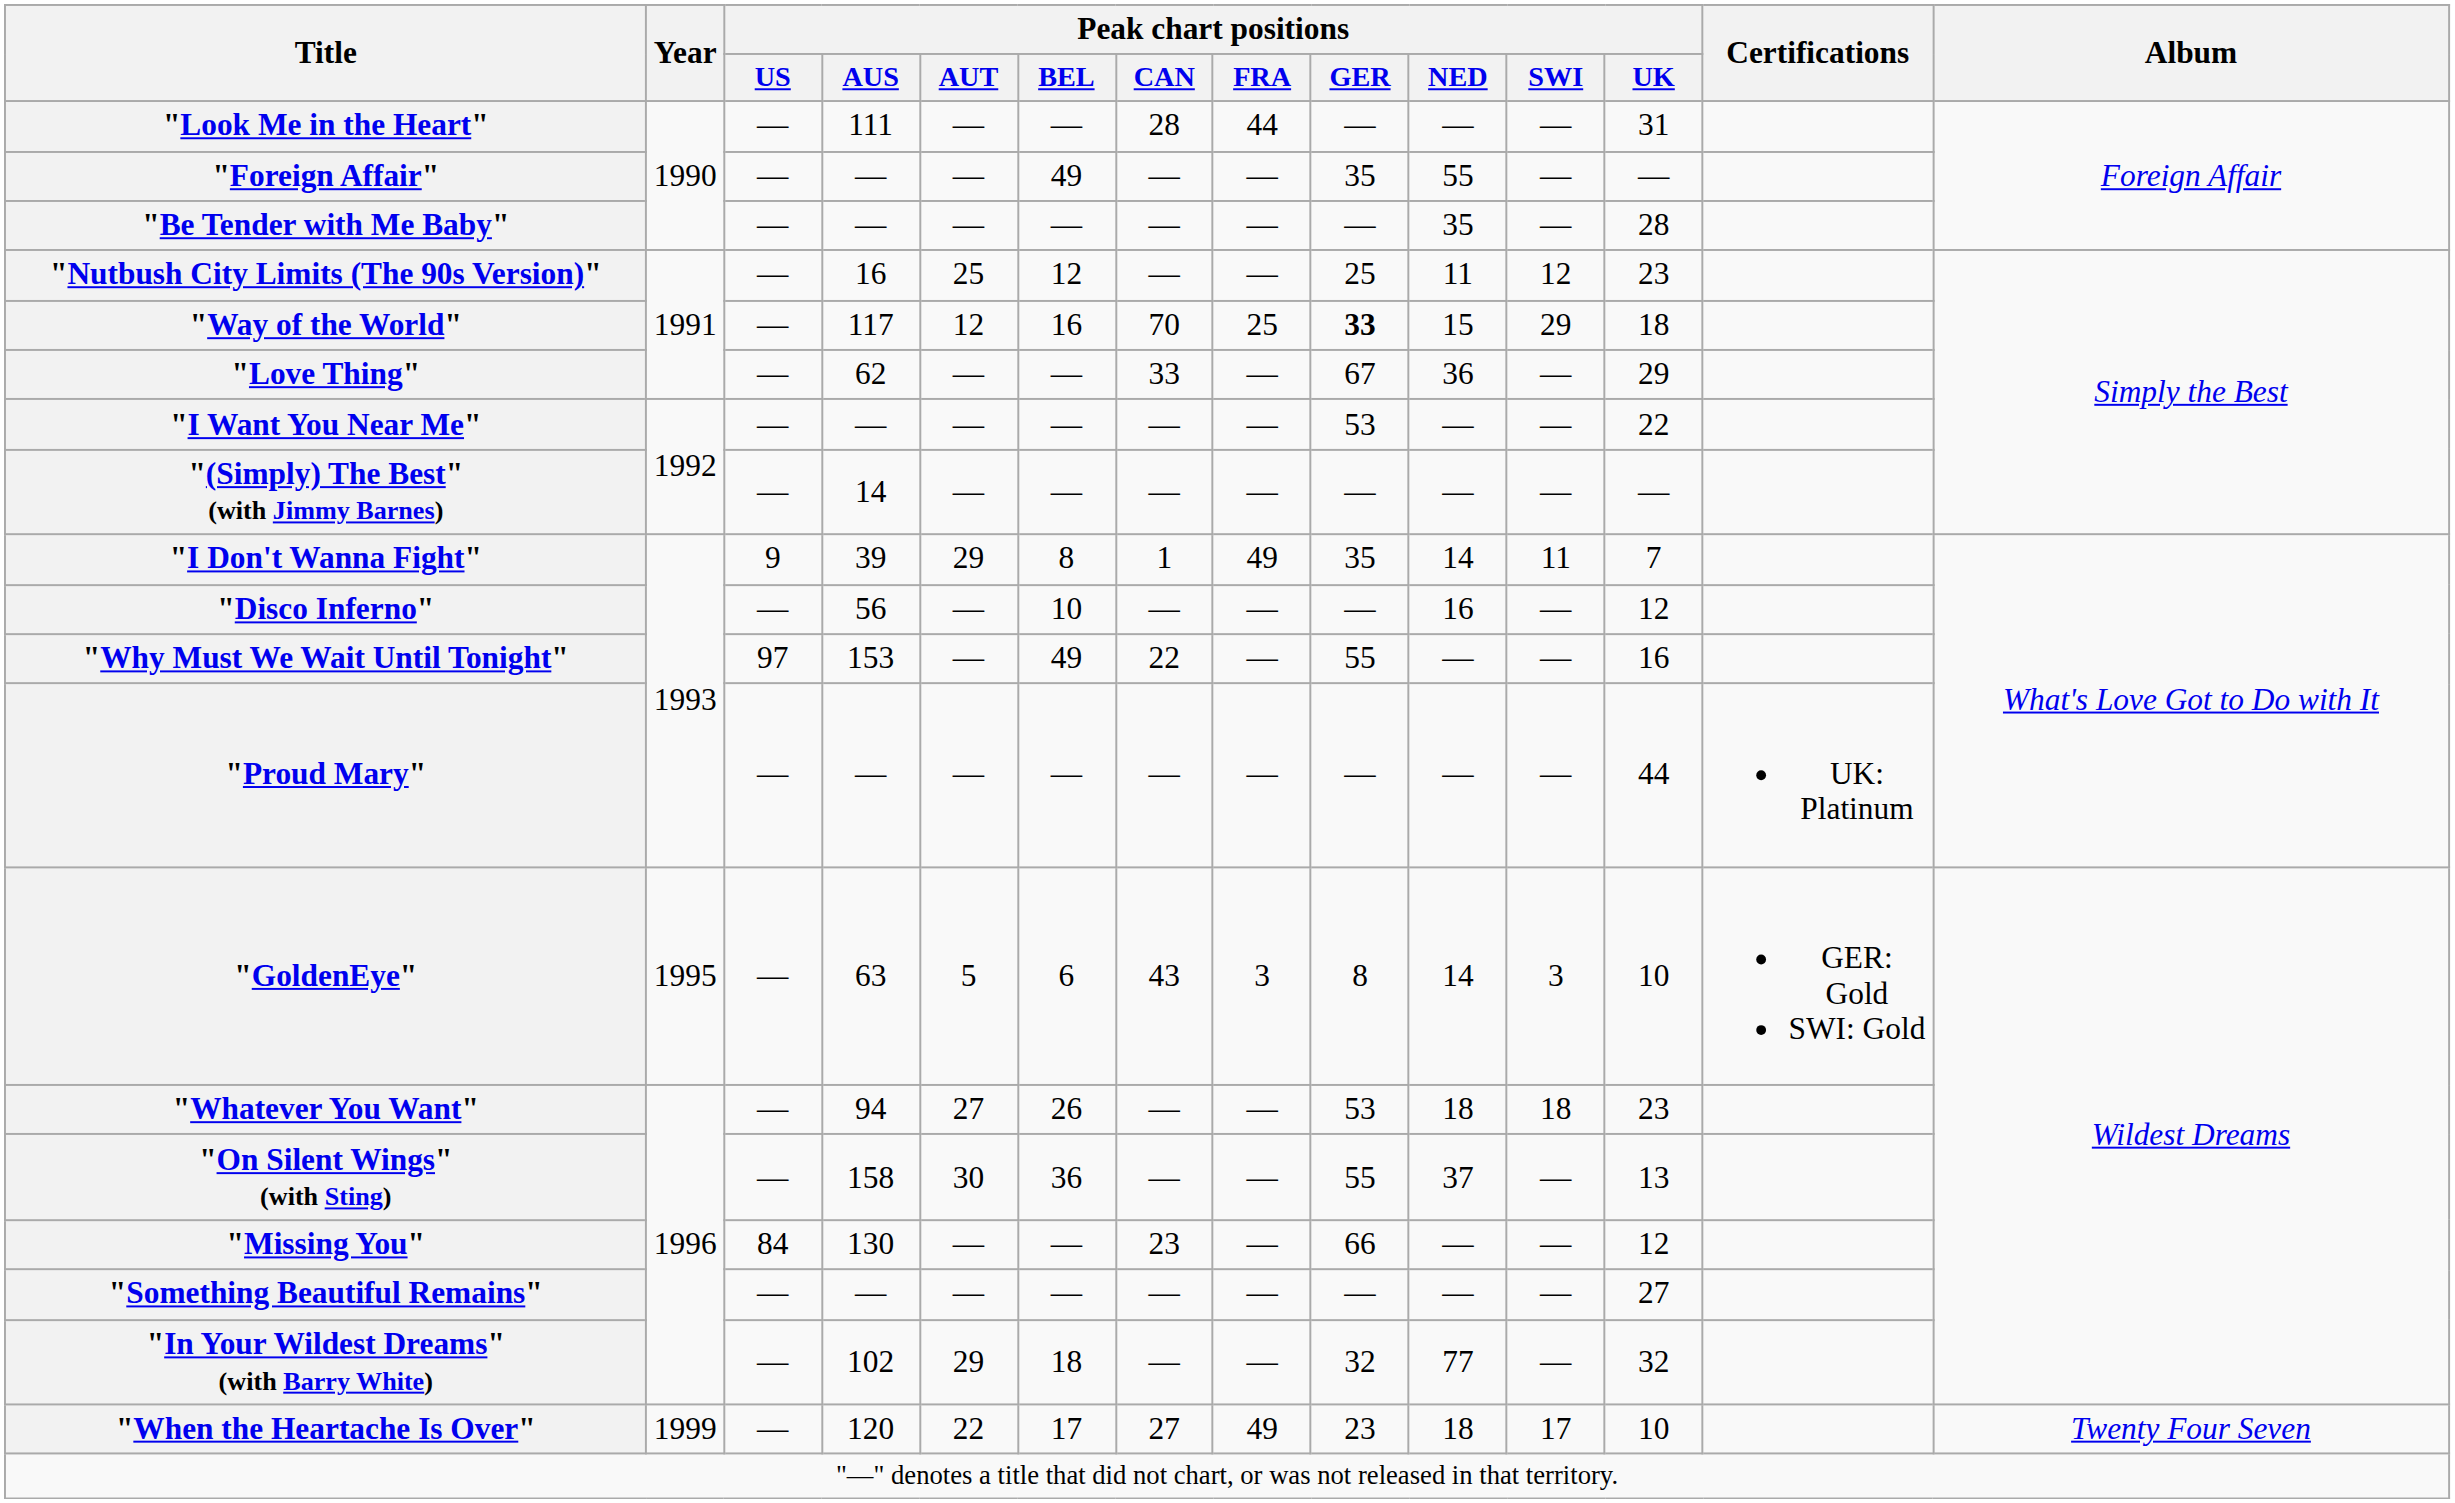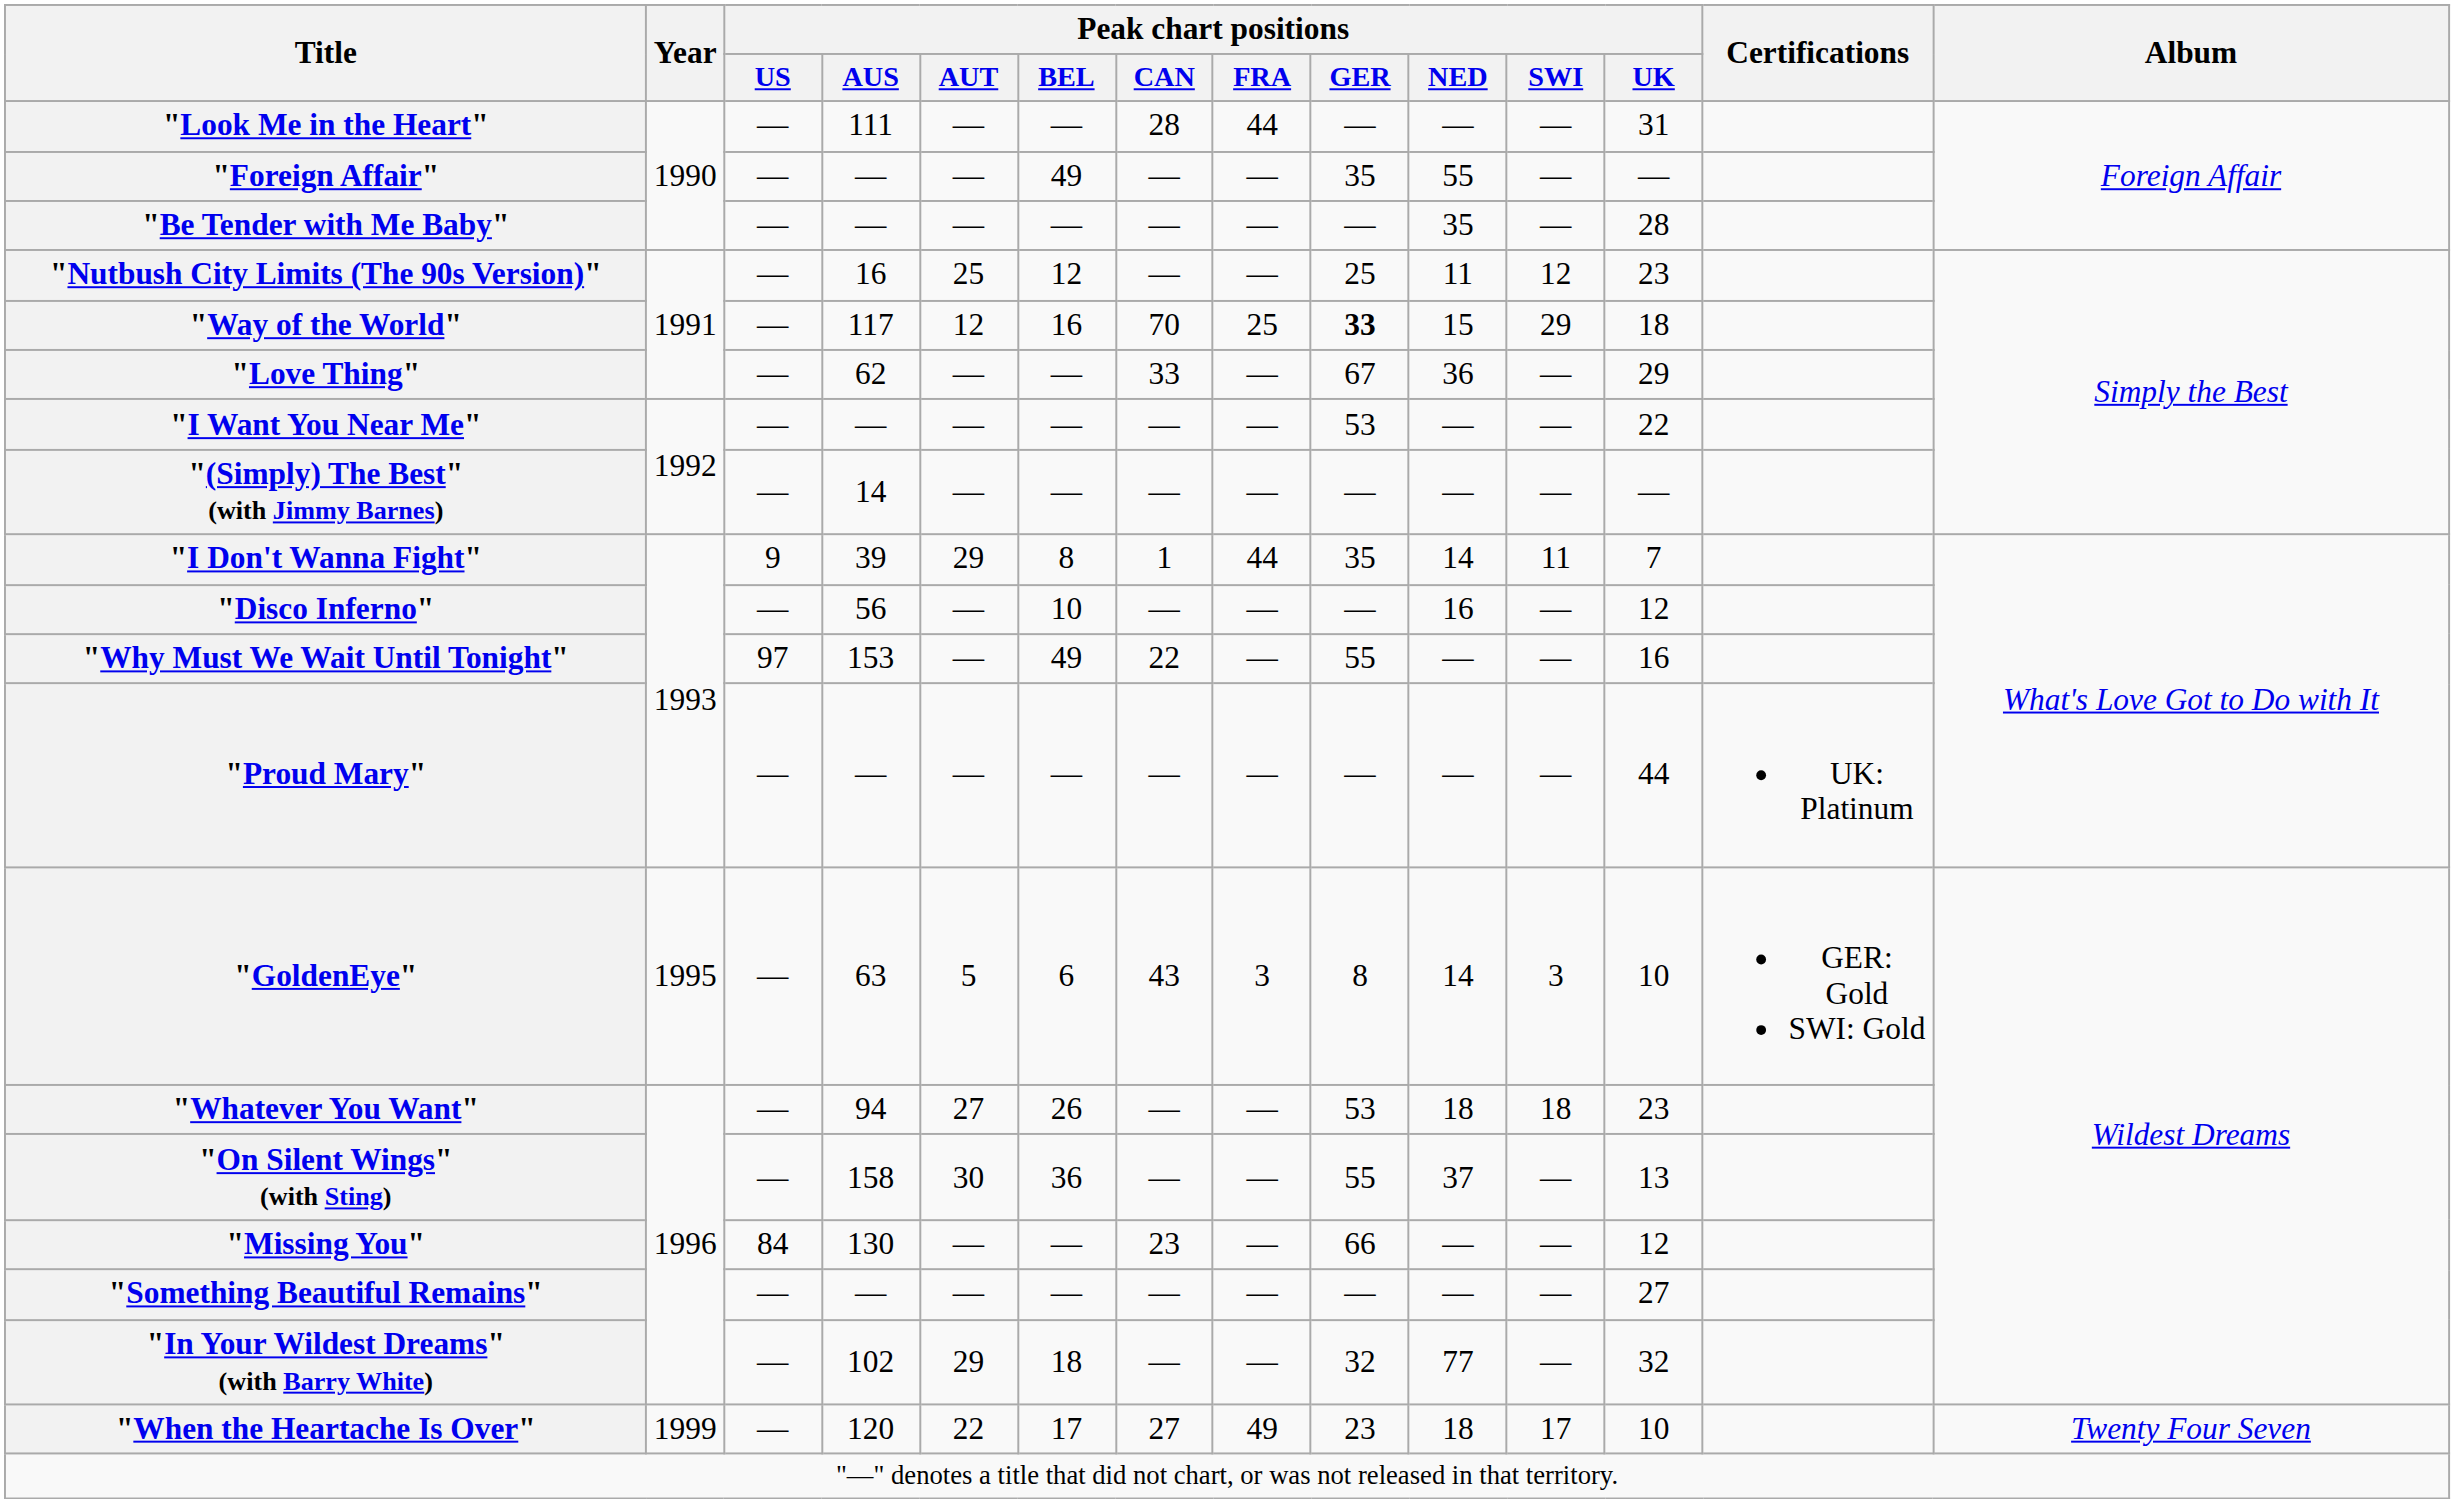(1262, 558) 49 -> (1262, 558) 44
